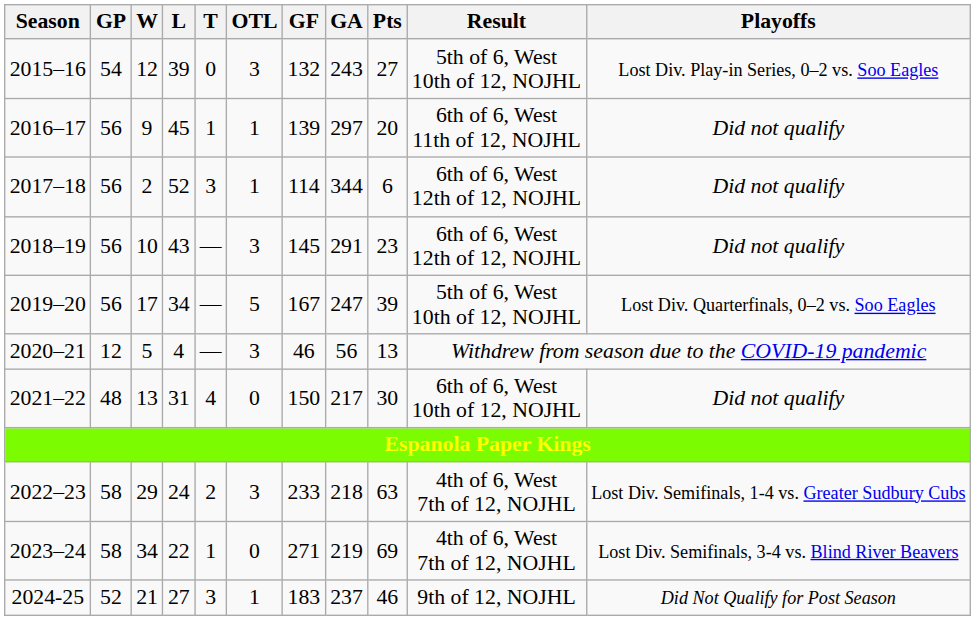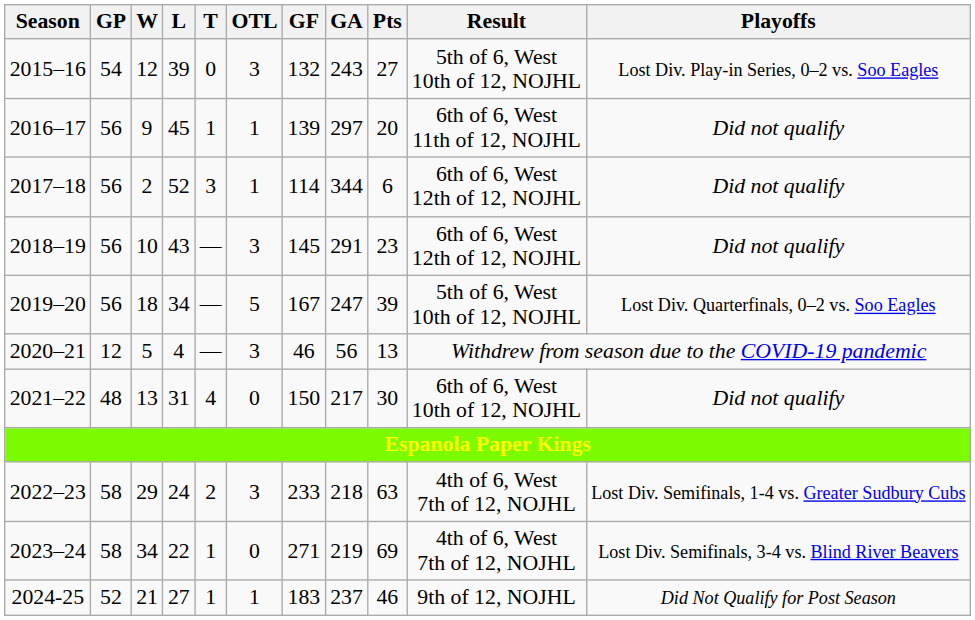(147, 304) 17 -> (147, 304) 18
(211, 597) 3 -> (211, 597) 1
